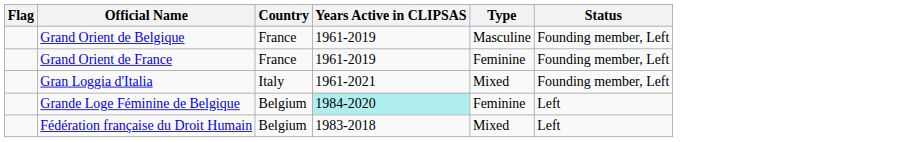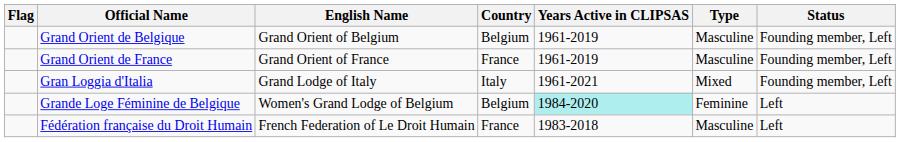+ column: (367, 15)
(278, 37) France -> (505, 37) Belgium
(499, 59) Feminine -> (724, 59) Masculine
(283, 125) Belgium -> (500, 125) France
(491, 125) Mixed -> (724, 125) Masculine
